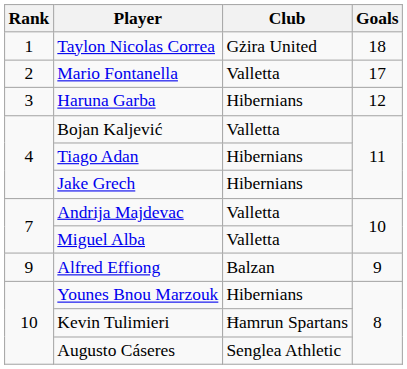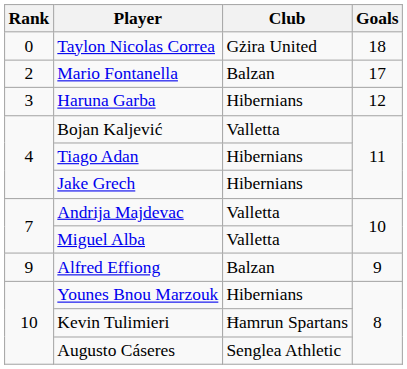(29, 45) 1 -> (29, 45) 0
(253, 73) Valletta -> (251, 73) Balzan
